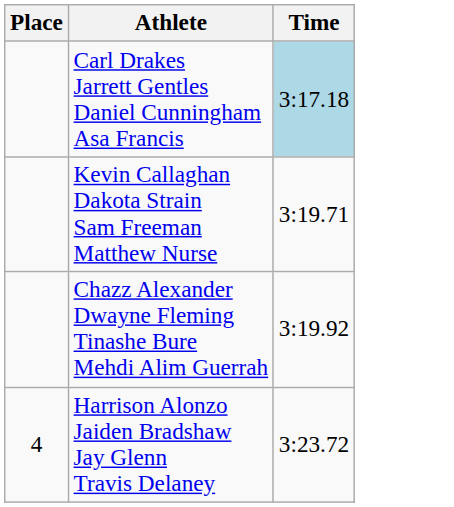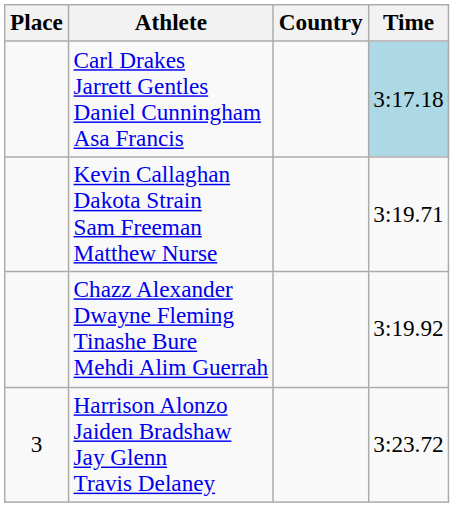+ column: (321, 22)
(36, 444) 4 -> (36, 444) 3
